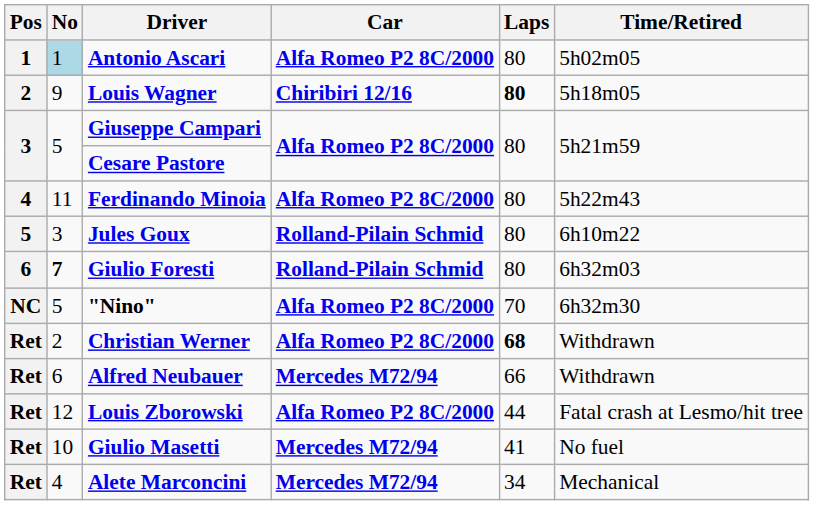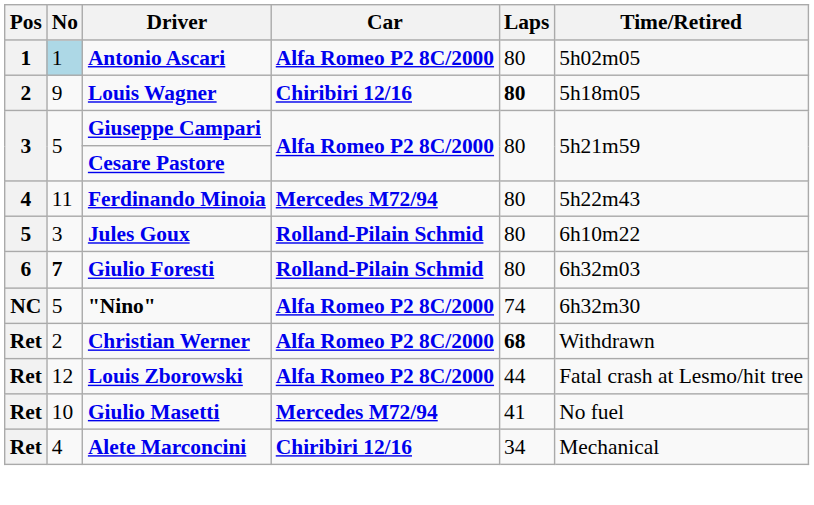(385, 199) Alfa Romeo P2 8C/2000 -> (357, 199) Mercedes M72/94
(515, 305) 70 -> (515, 305) 74
- row: (165, 375)
(357, 481) Mercedes M72/94 -> (344, 446) Chiribiri 12/16
